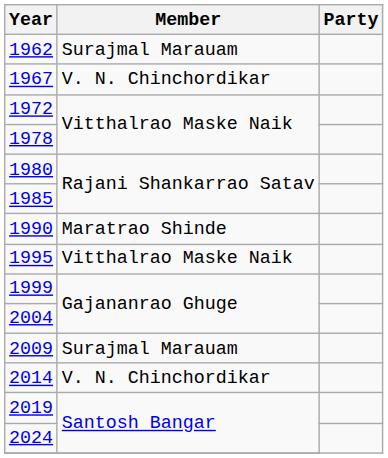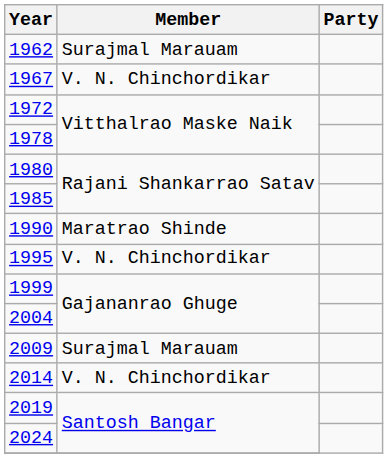(177, 259) Vitthalrao Maske Naik -> (166, 259) V. N. Chinchordikar
